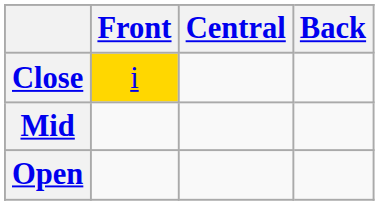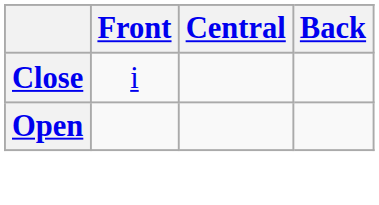(134, 77) gold background -> (134, 77) no background
- row: (48, 125)
